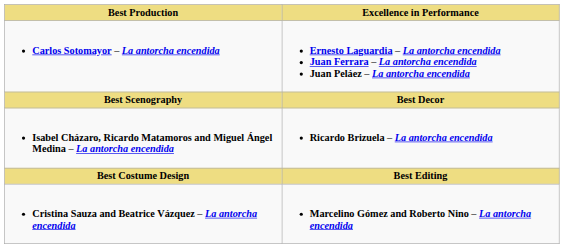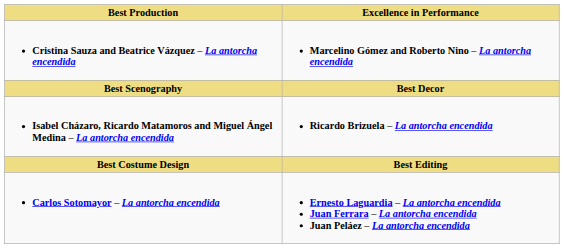rows swapped: (143, 50) <-> (143, 220)
